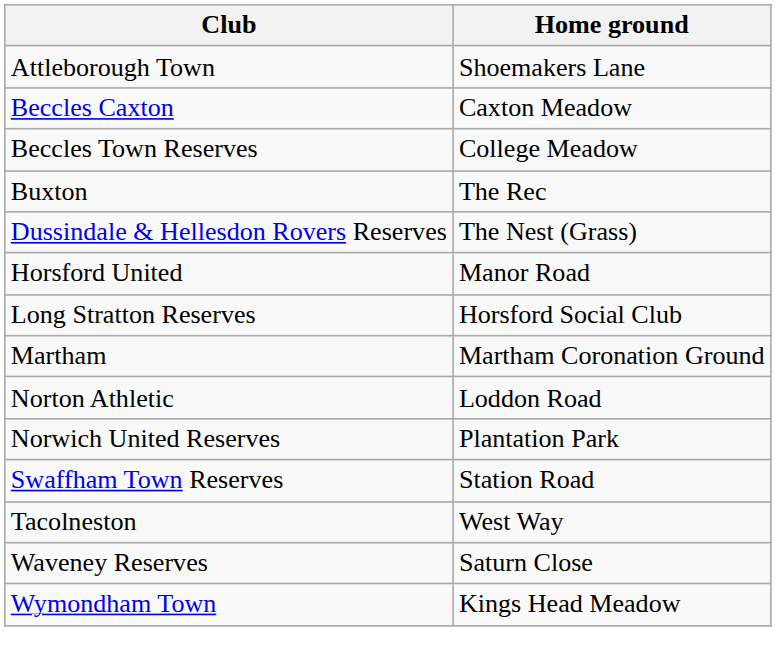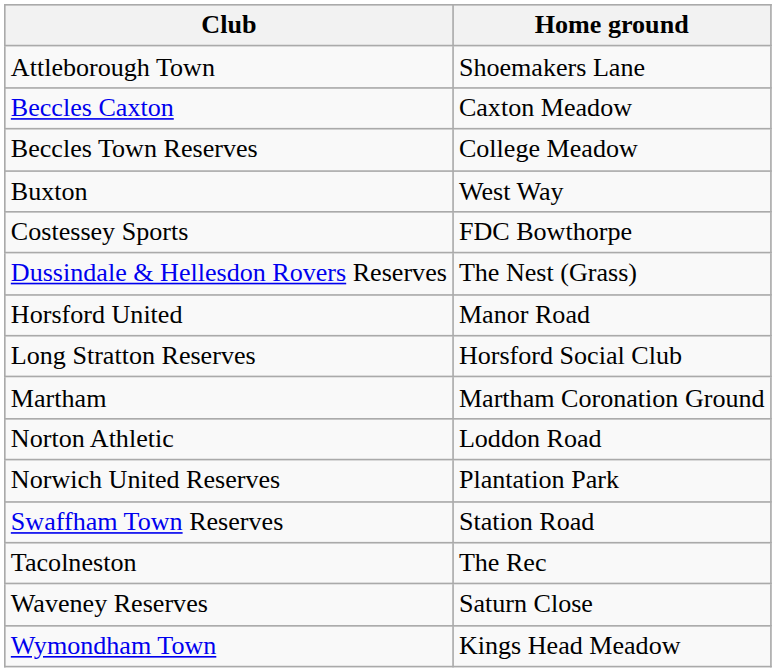(503, 190) The Rec -> (511, 190) West Way
+ row: (100, 231)
(511, 521) West Way -> (503, 562) The Rec
